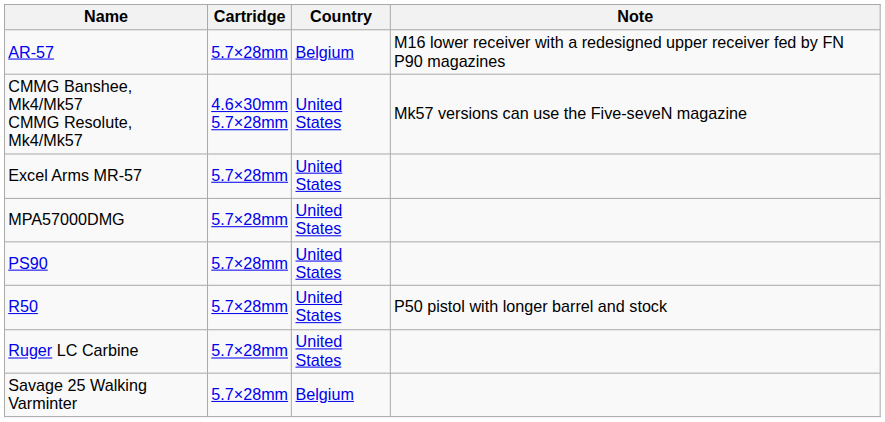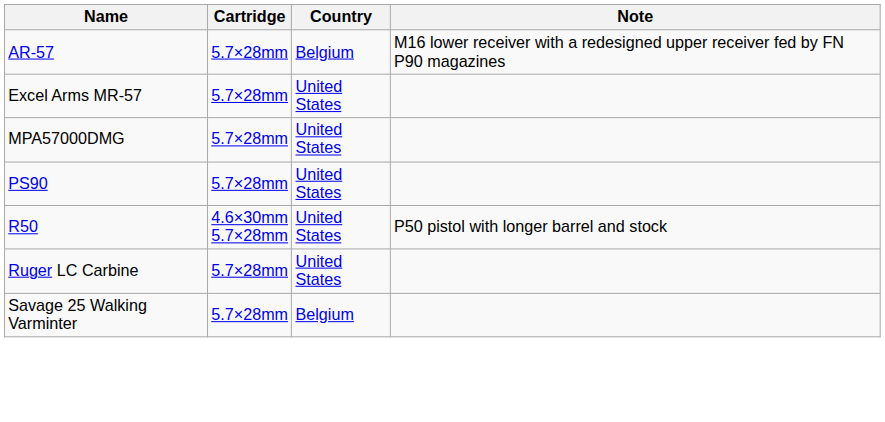- row: (70, 114)
(250, 307) 5.7×28mm -> (250, 227) 4.6×30mm 5.7×28mm
